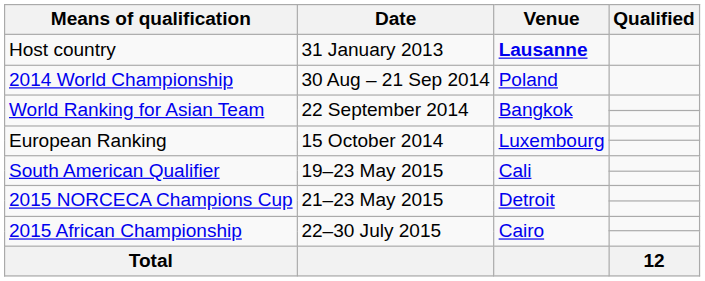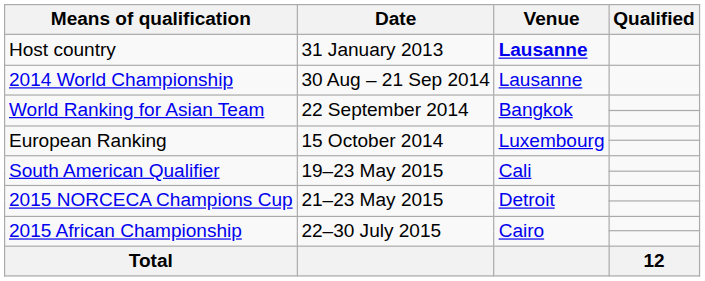(528, 79) Poland -> (540, 79) Lausanne
